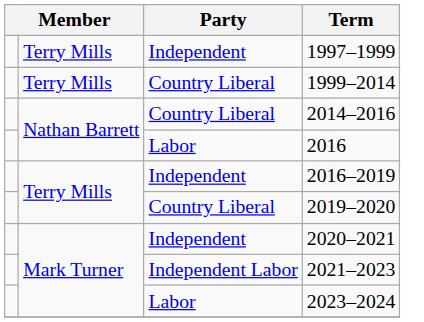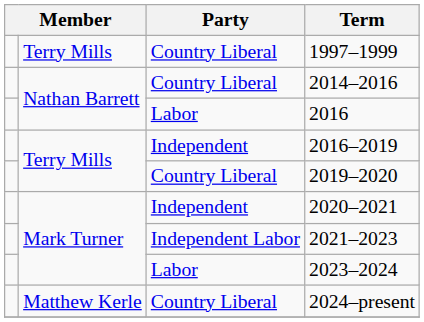(197, 51) Independent -> (214, 51) Country Liberal
- row: (351, 82)
+ row: (362, 301)
